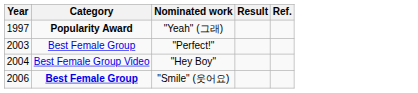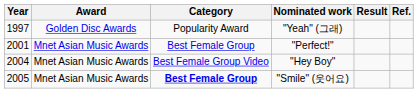+ column: (91, 12)
(92, 29) bold -> (211, 29) normal
(18, 46) 2003 -> (18, 46) 2001
(18, 79) 2006 -> (18, 79) 2005
